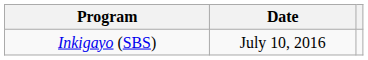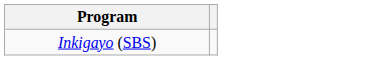- column: (283, 17)
